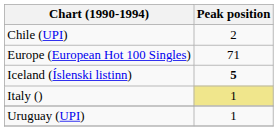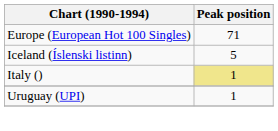- row: (37, 34)
(233, 75) bold -> (233, 55) normal
